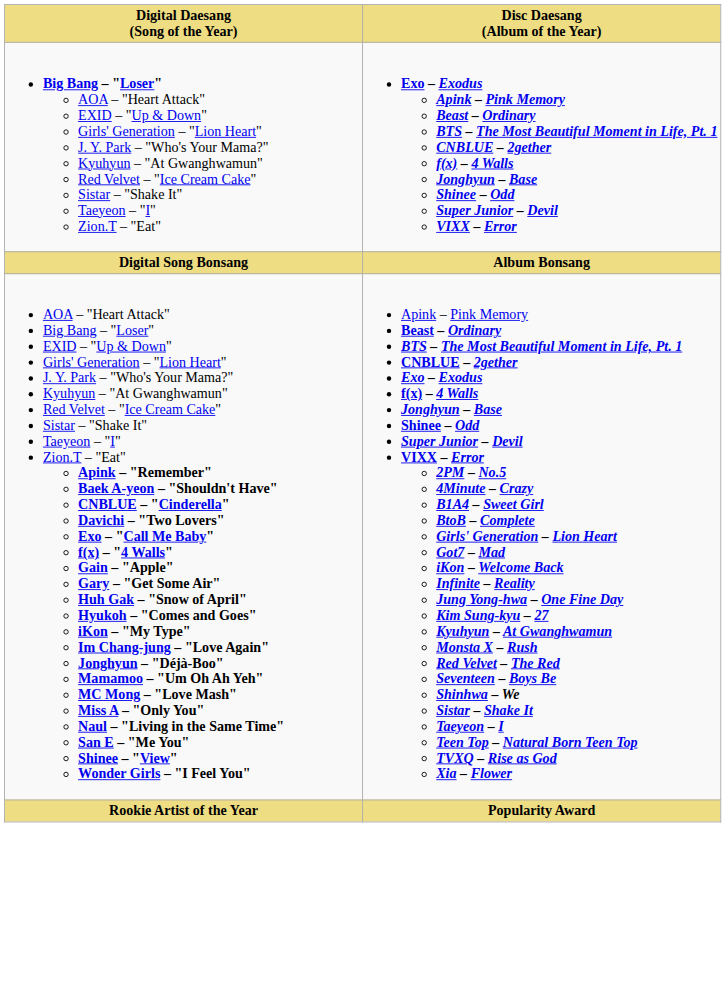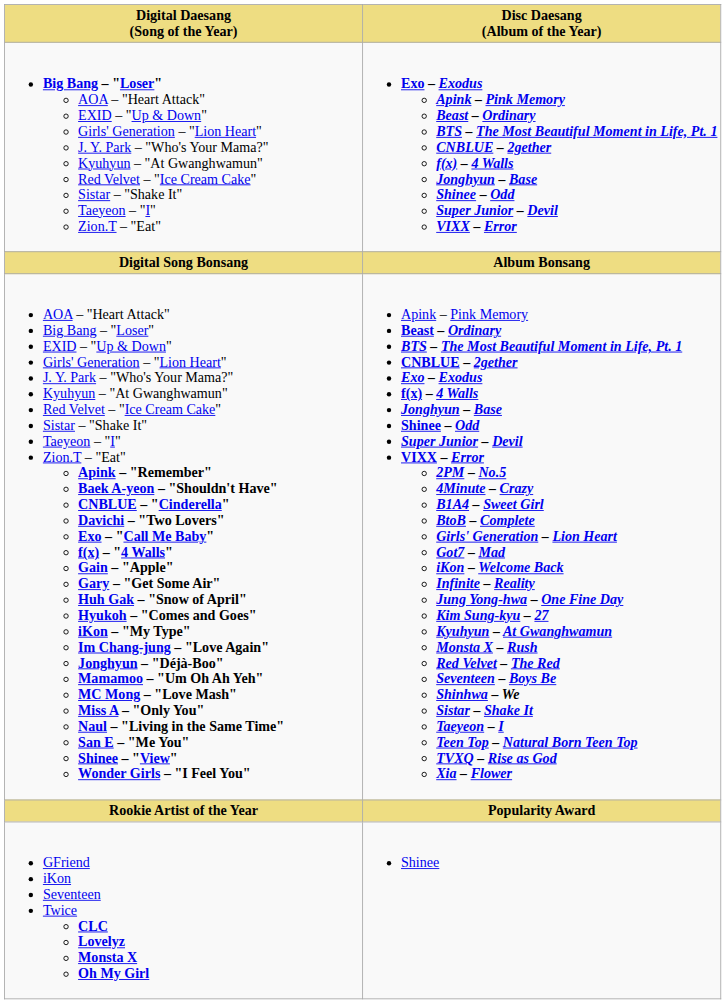+ row: (183, 918)
